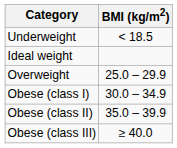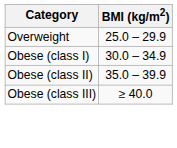- row: (42, 36)
- row: (40, 56)
